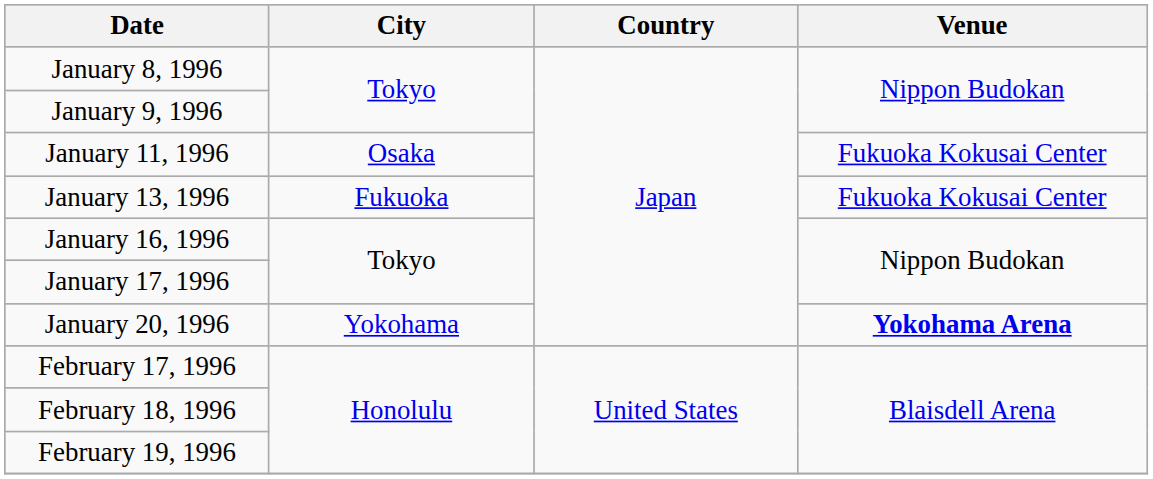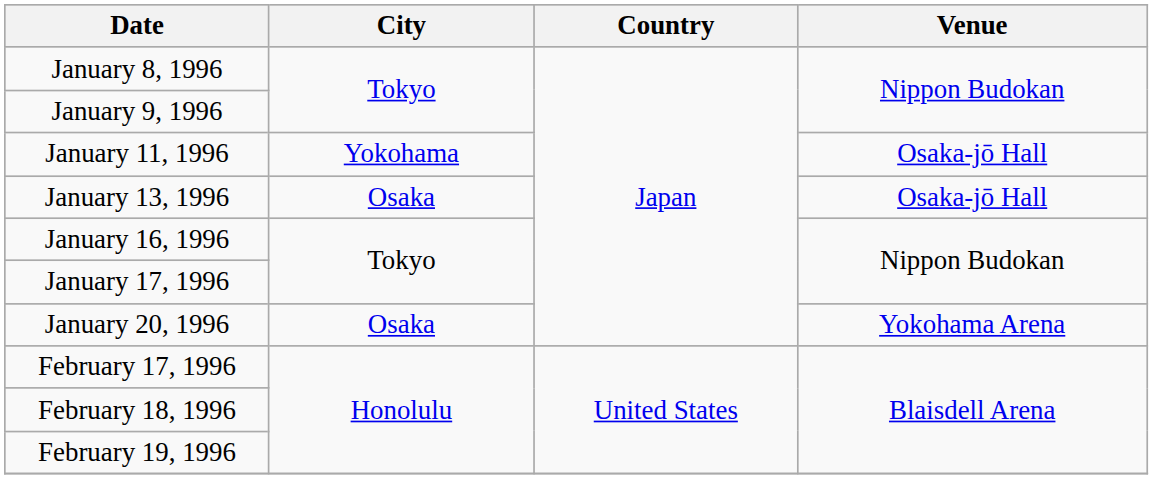(401, 153) Osaka -> (401, 153) Yokohama
(972, 153) Fukuoka Kokusai Center -> (972, 153) Osaka-jō Hall
(401, 196) Fukuoka -> (401, 196) Osaka
(972, 196) Fukuoka Kokusai Center -> (972, 196) Osaka-jō Hall
(401, 324) Yokohama -> (401, 324) Osaka
(972, 324) bold -> (972, 324) normal
